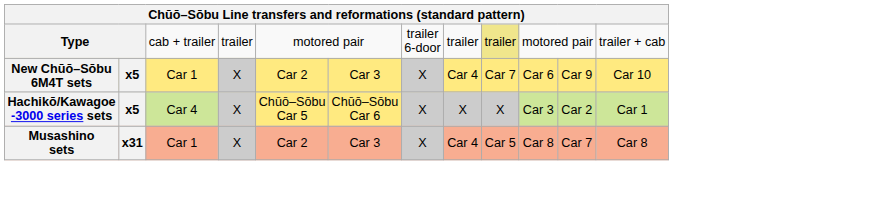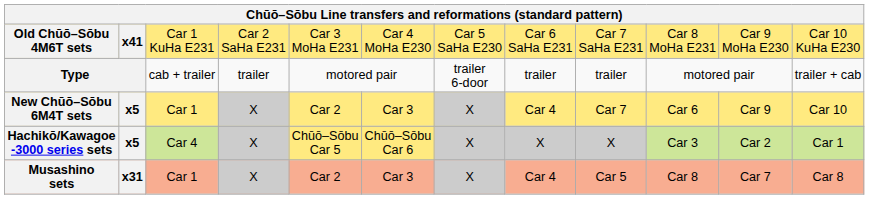+ row: (62, 41)
(500, 41) khaki background -> (611, 75) no background
